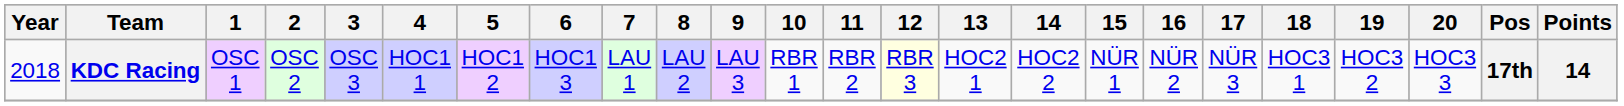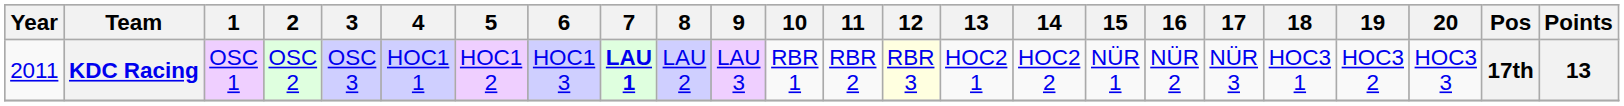(35, 70) 2018 -> (34, 70) 2011
(629, 70) normal -> (629, 70) bold
(1578, 70) 14 -> (1579, 70) 13
